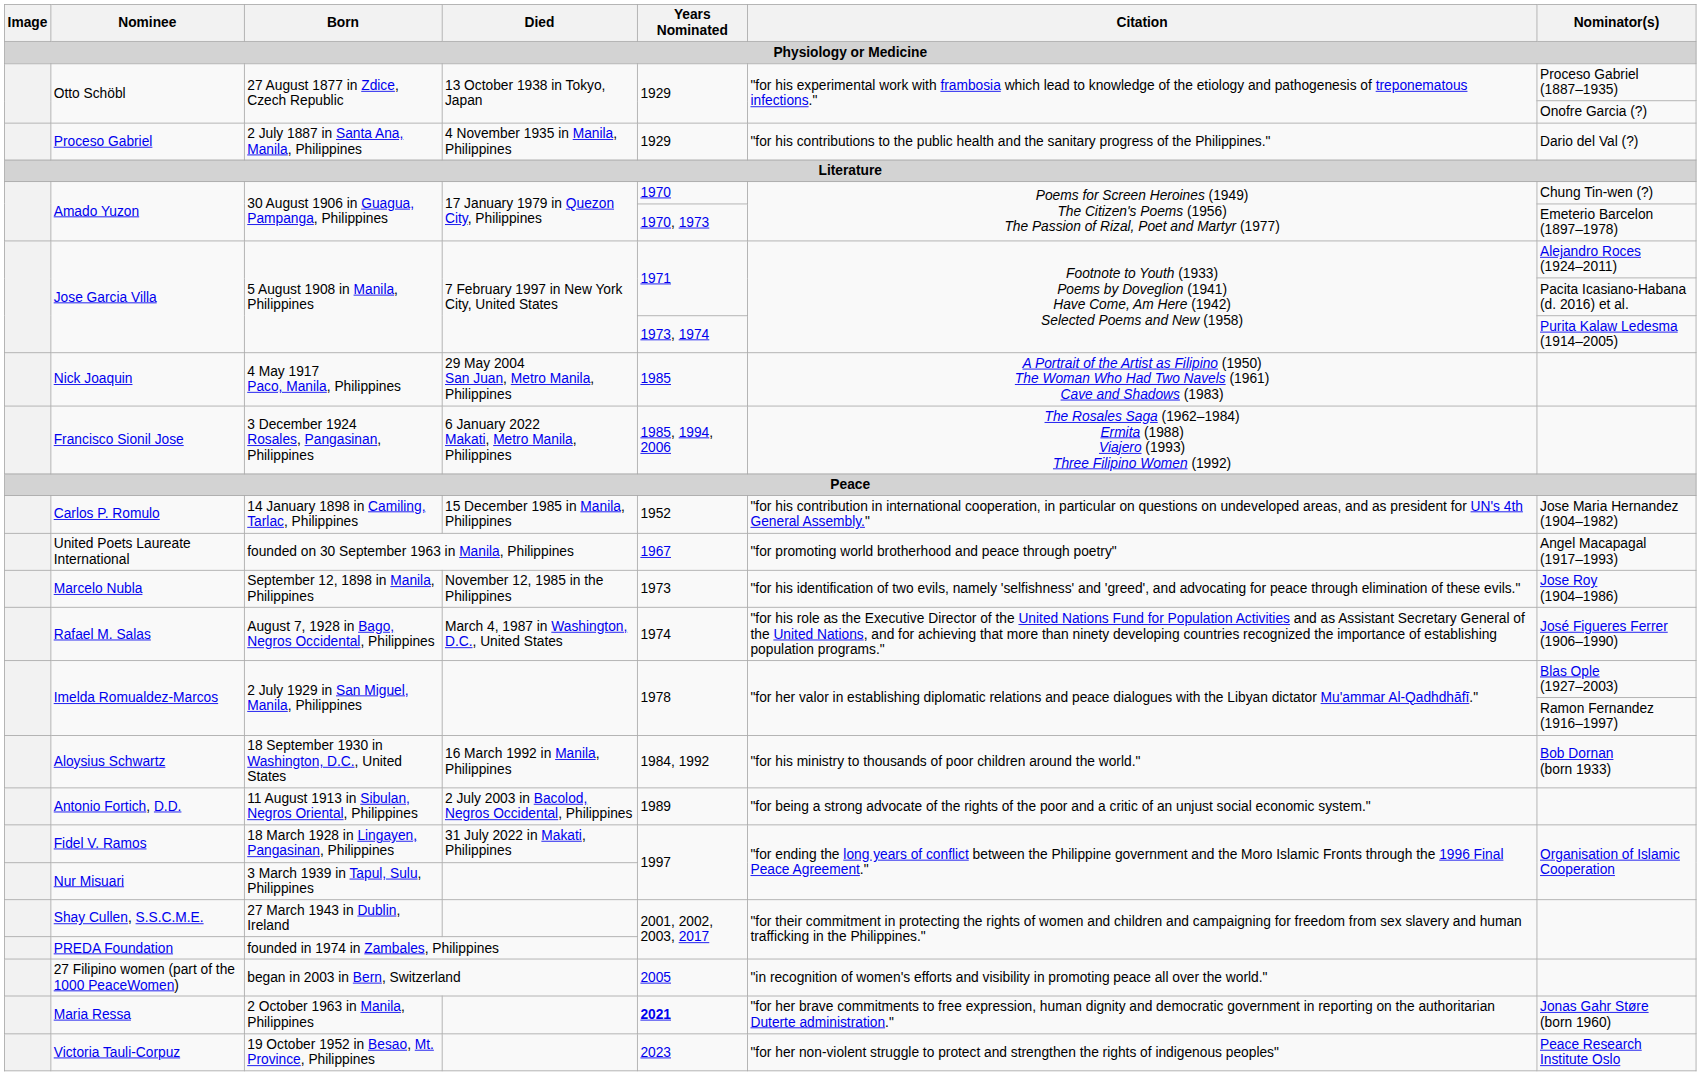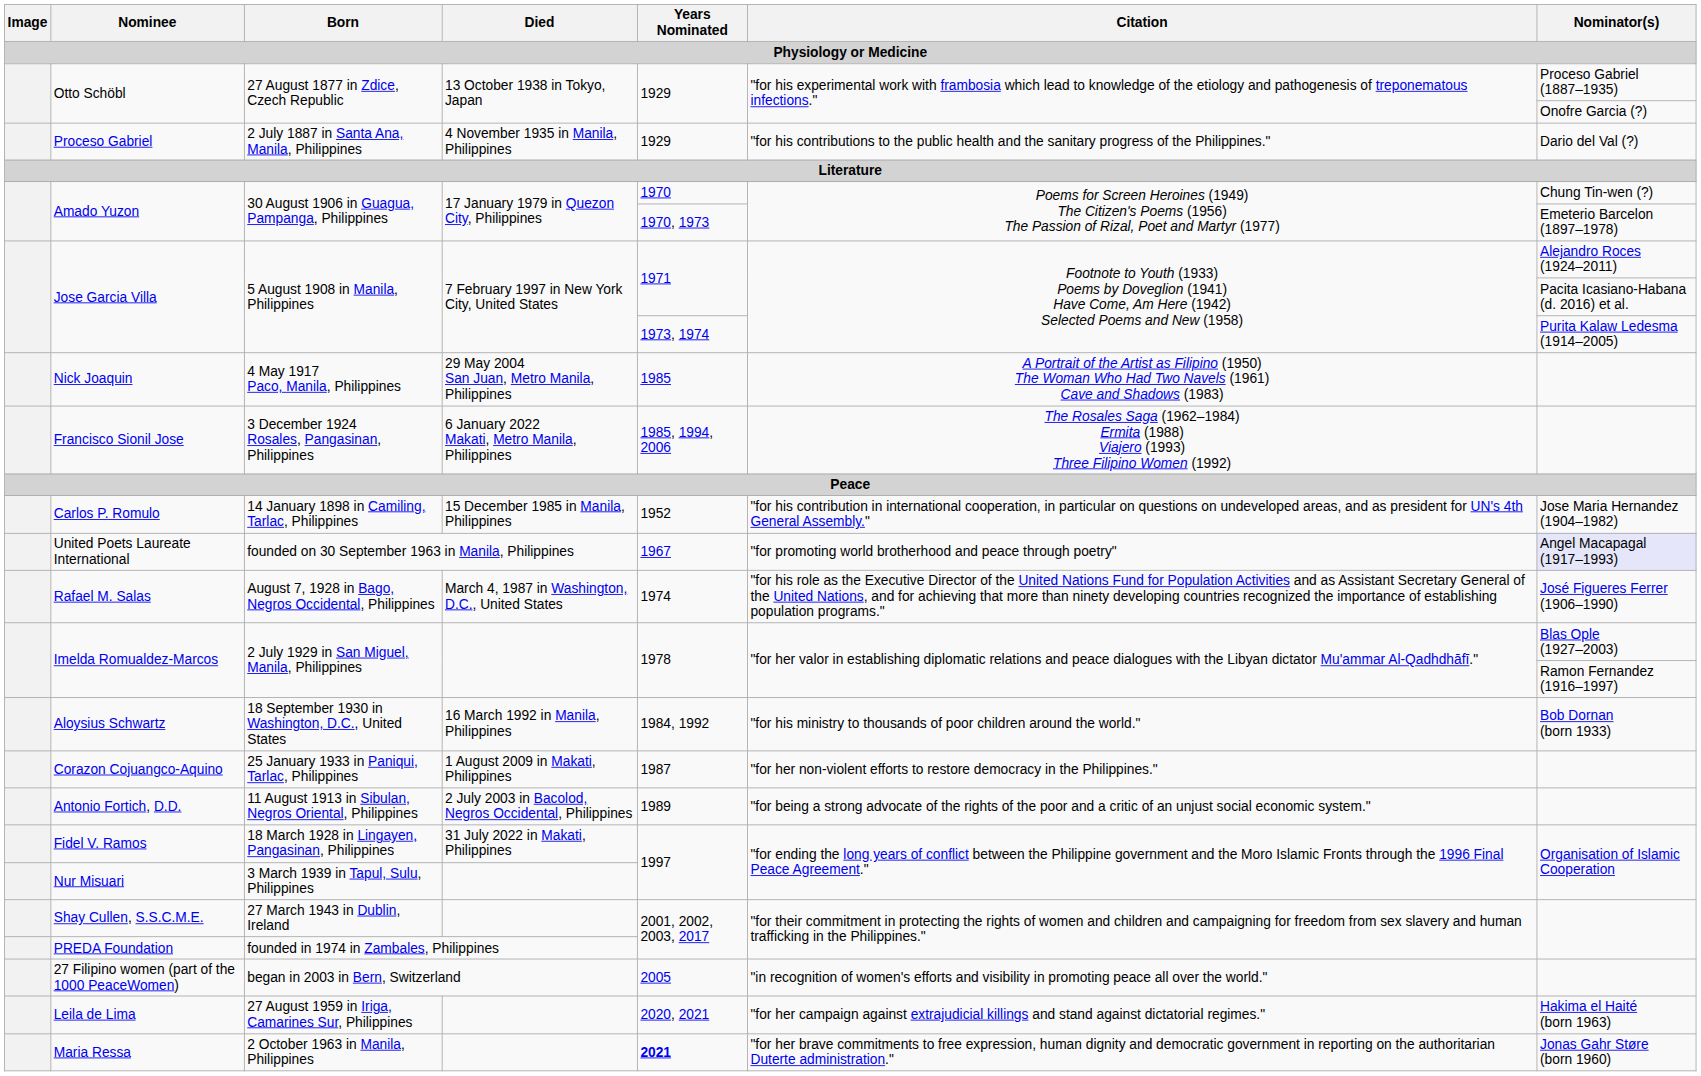(1593, 551) no background -> (1593, 551) lavender background
- row: (98, 589)
+ row: (138, 769)
+ row: (95, 1014)
- row: (117, 1052)
